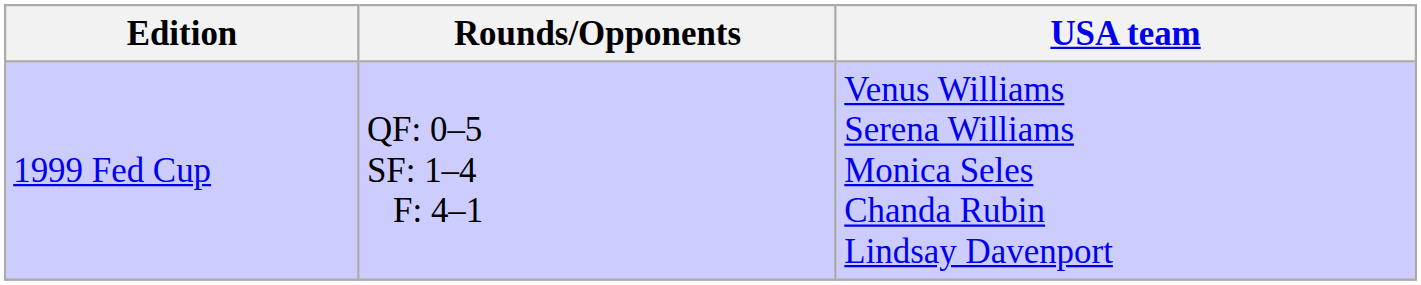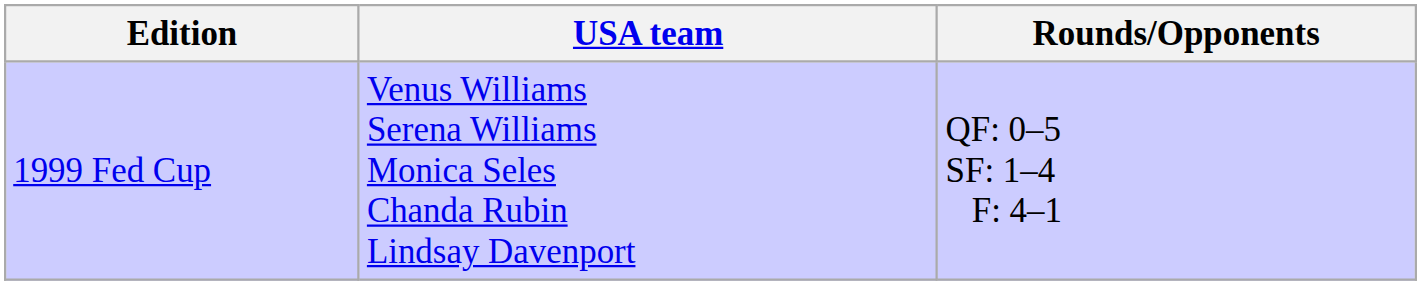columns swapped: (1126, 32) <-> (597, 32)
